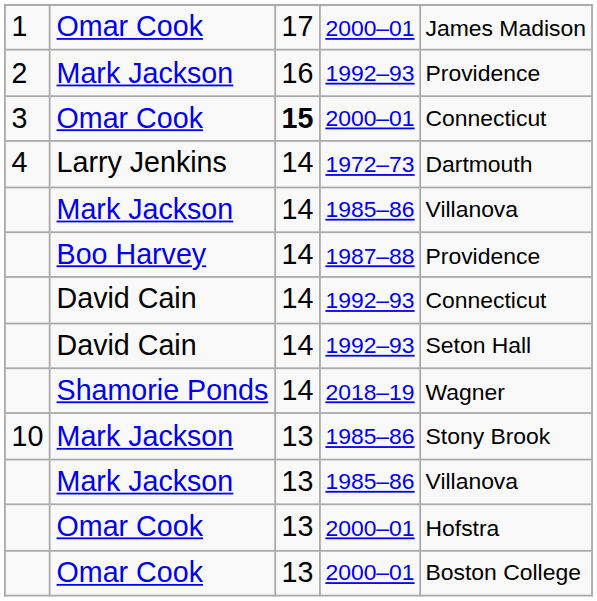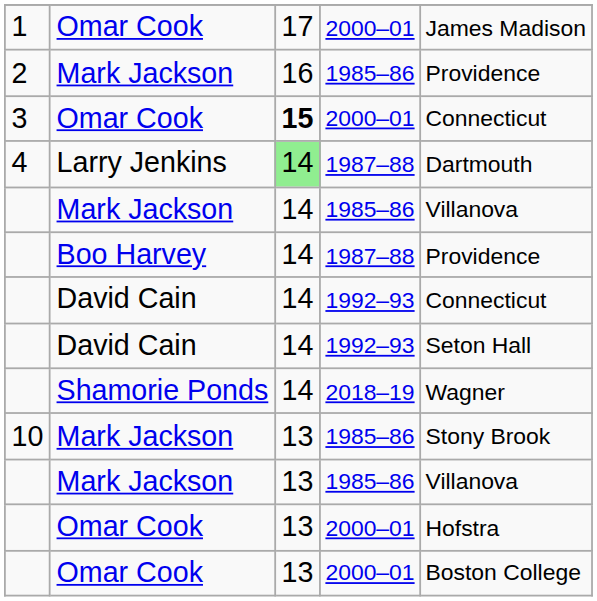(370, 73) 1992–93 -> (370, 73) 1985–86
(297, 163) no background -> (297, 163) lightgreen background
(370, 164) 1972–73 -> (370, 164) 1987–88
